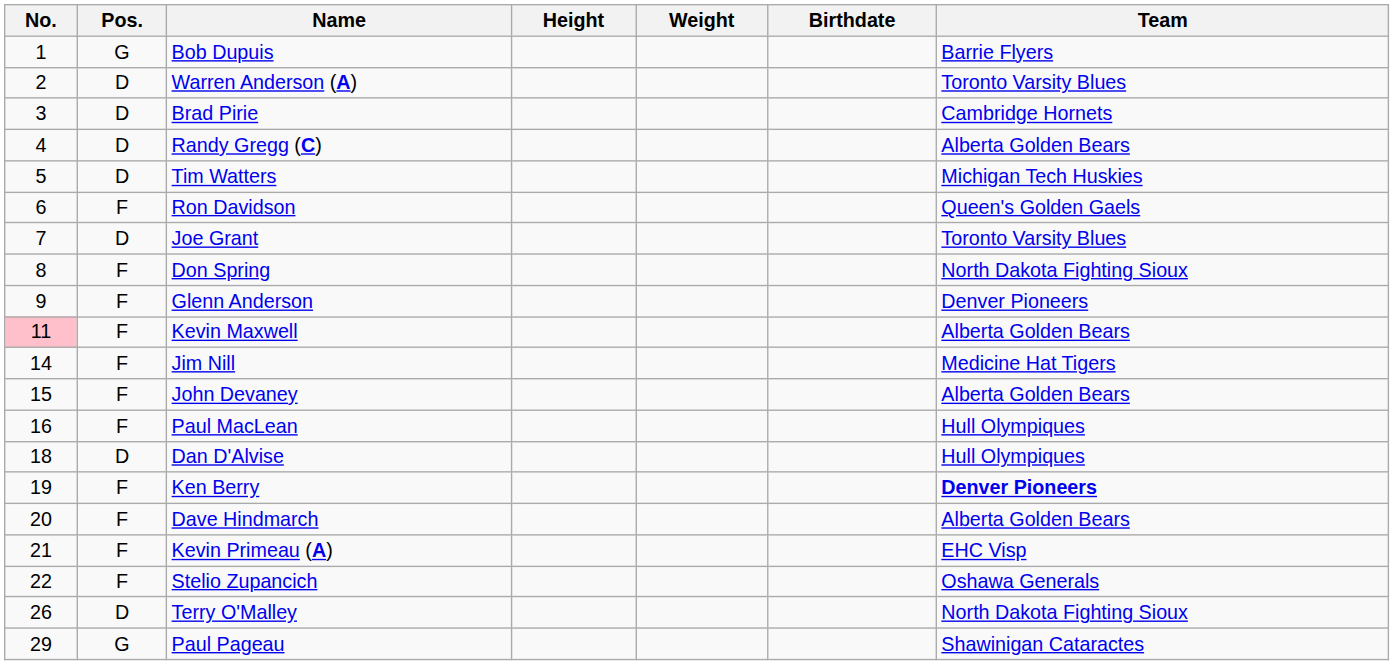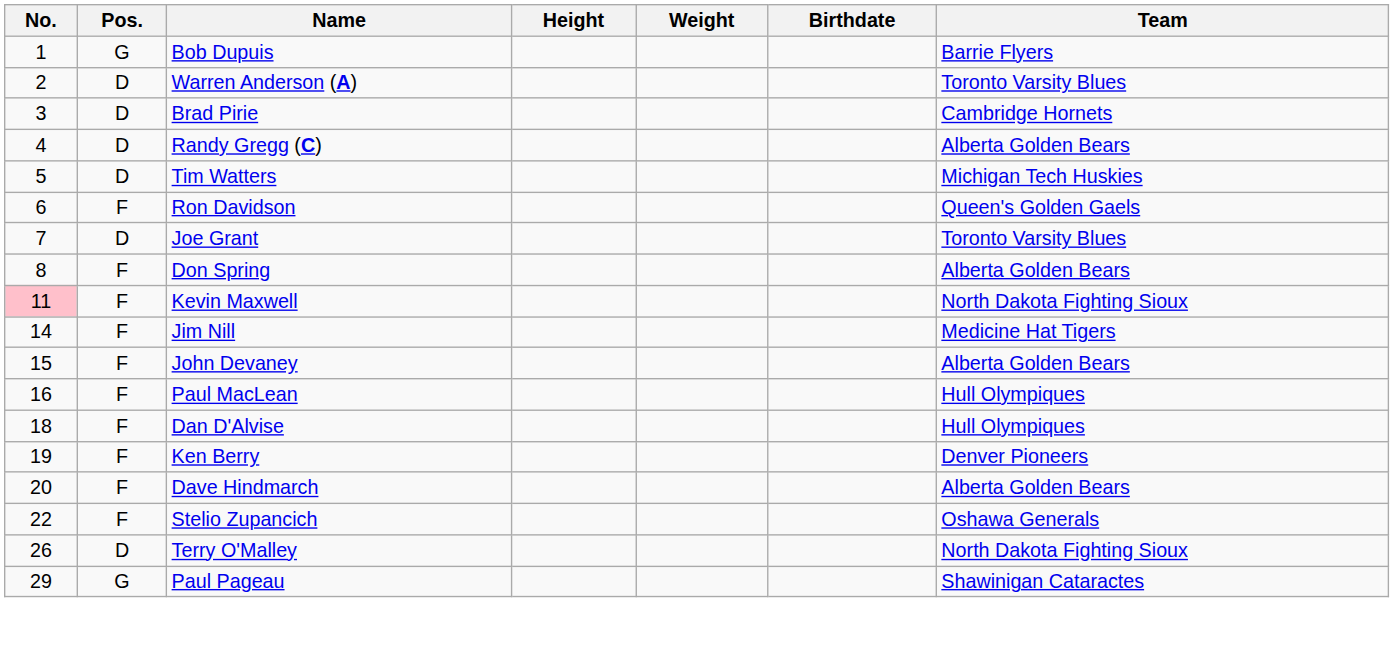(1065, 270) North Dakota Fighting Sioux -> (1036, 270) Alberta Golden Bears
- row: (242, 301)
(1036, 332) Alberta Golden Bears -> (1065, 301) North Dakota Fighting Sioux
(122, 457) D -> (122, 426) F
(1019, 488) bold -> (1015, 457) normal
- row: (252, 551)
